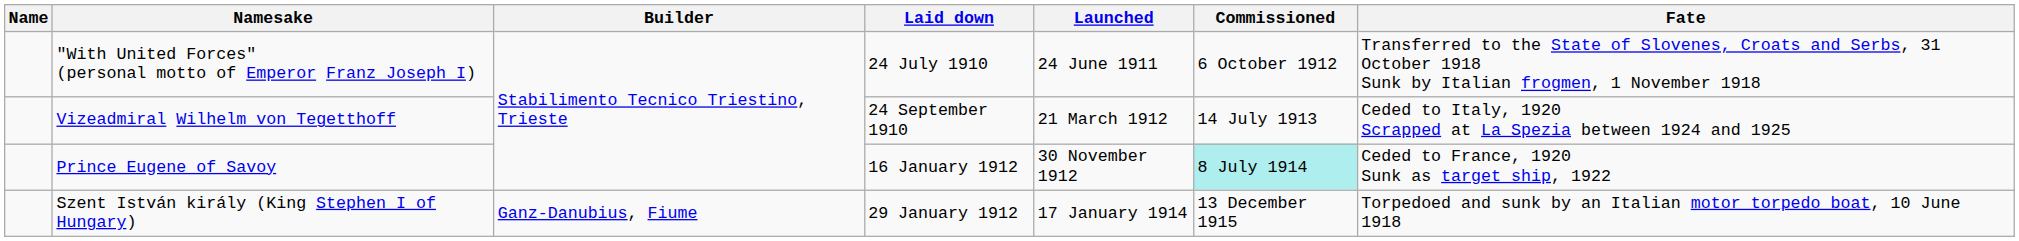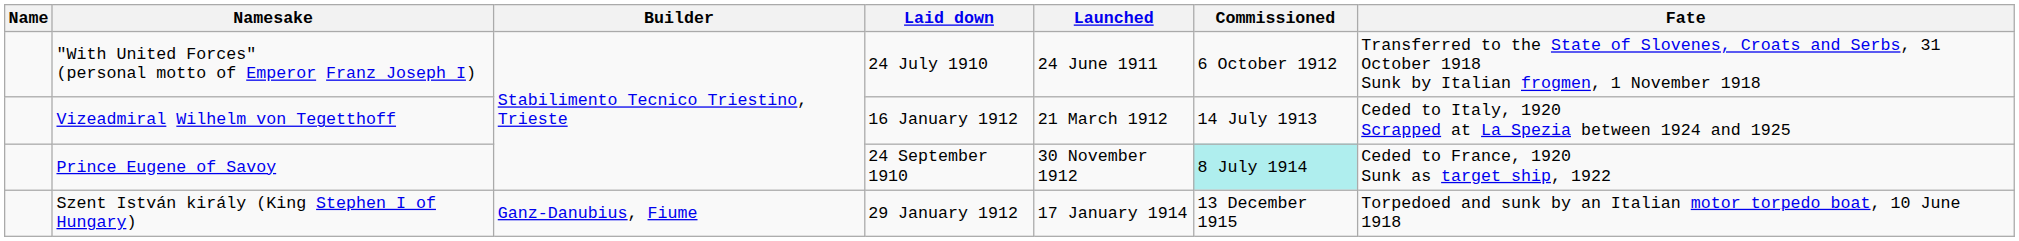(928, 120) 24 September 1910 -> (943, 120) 16 January 1912
(943, 167) 16 January 1912 -> (928, 167) 24 September 1910
